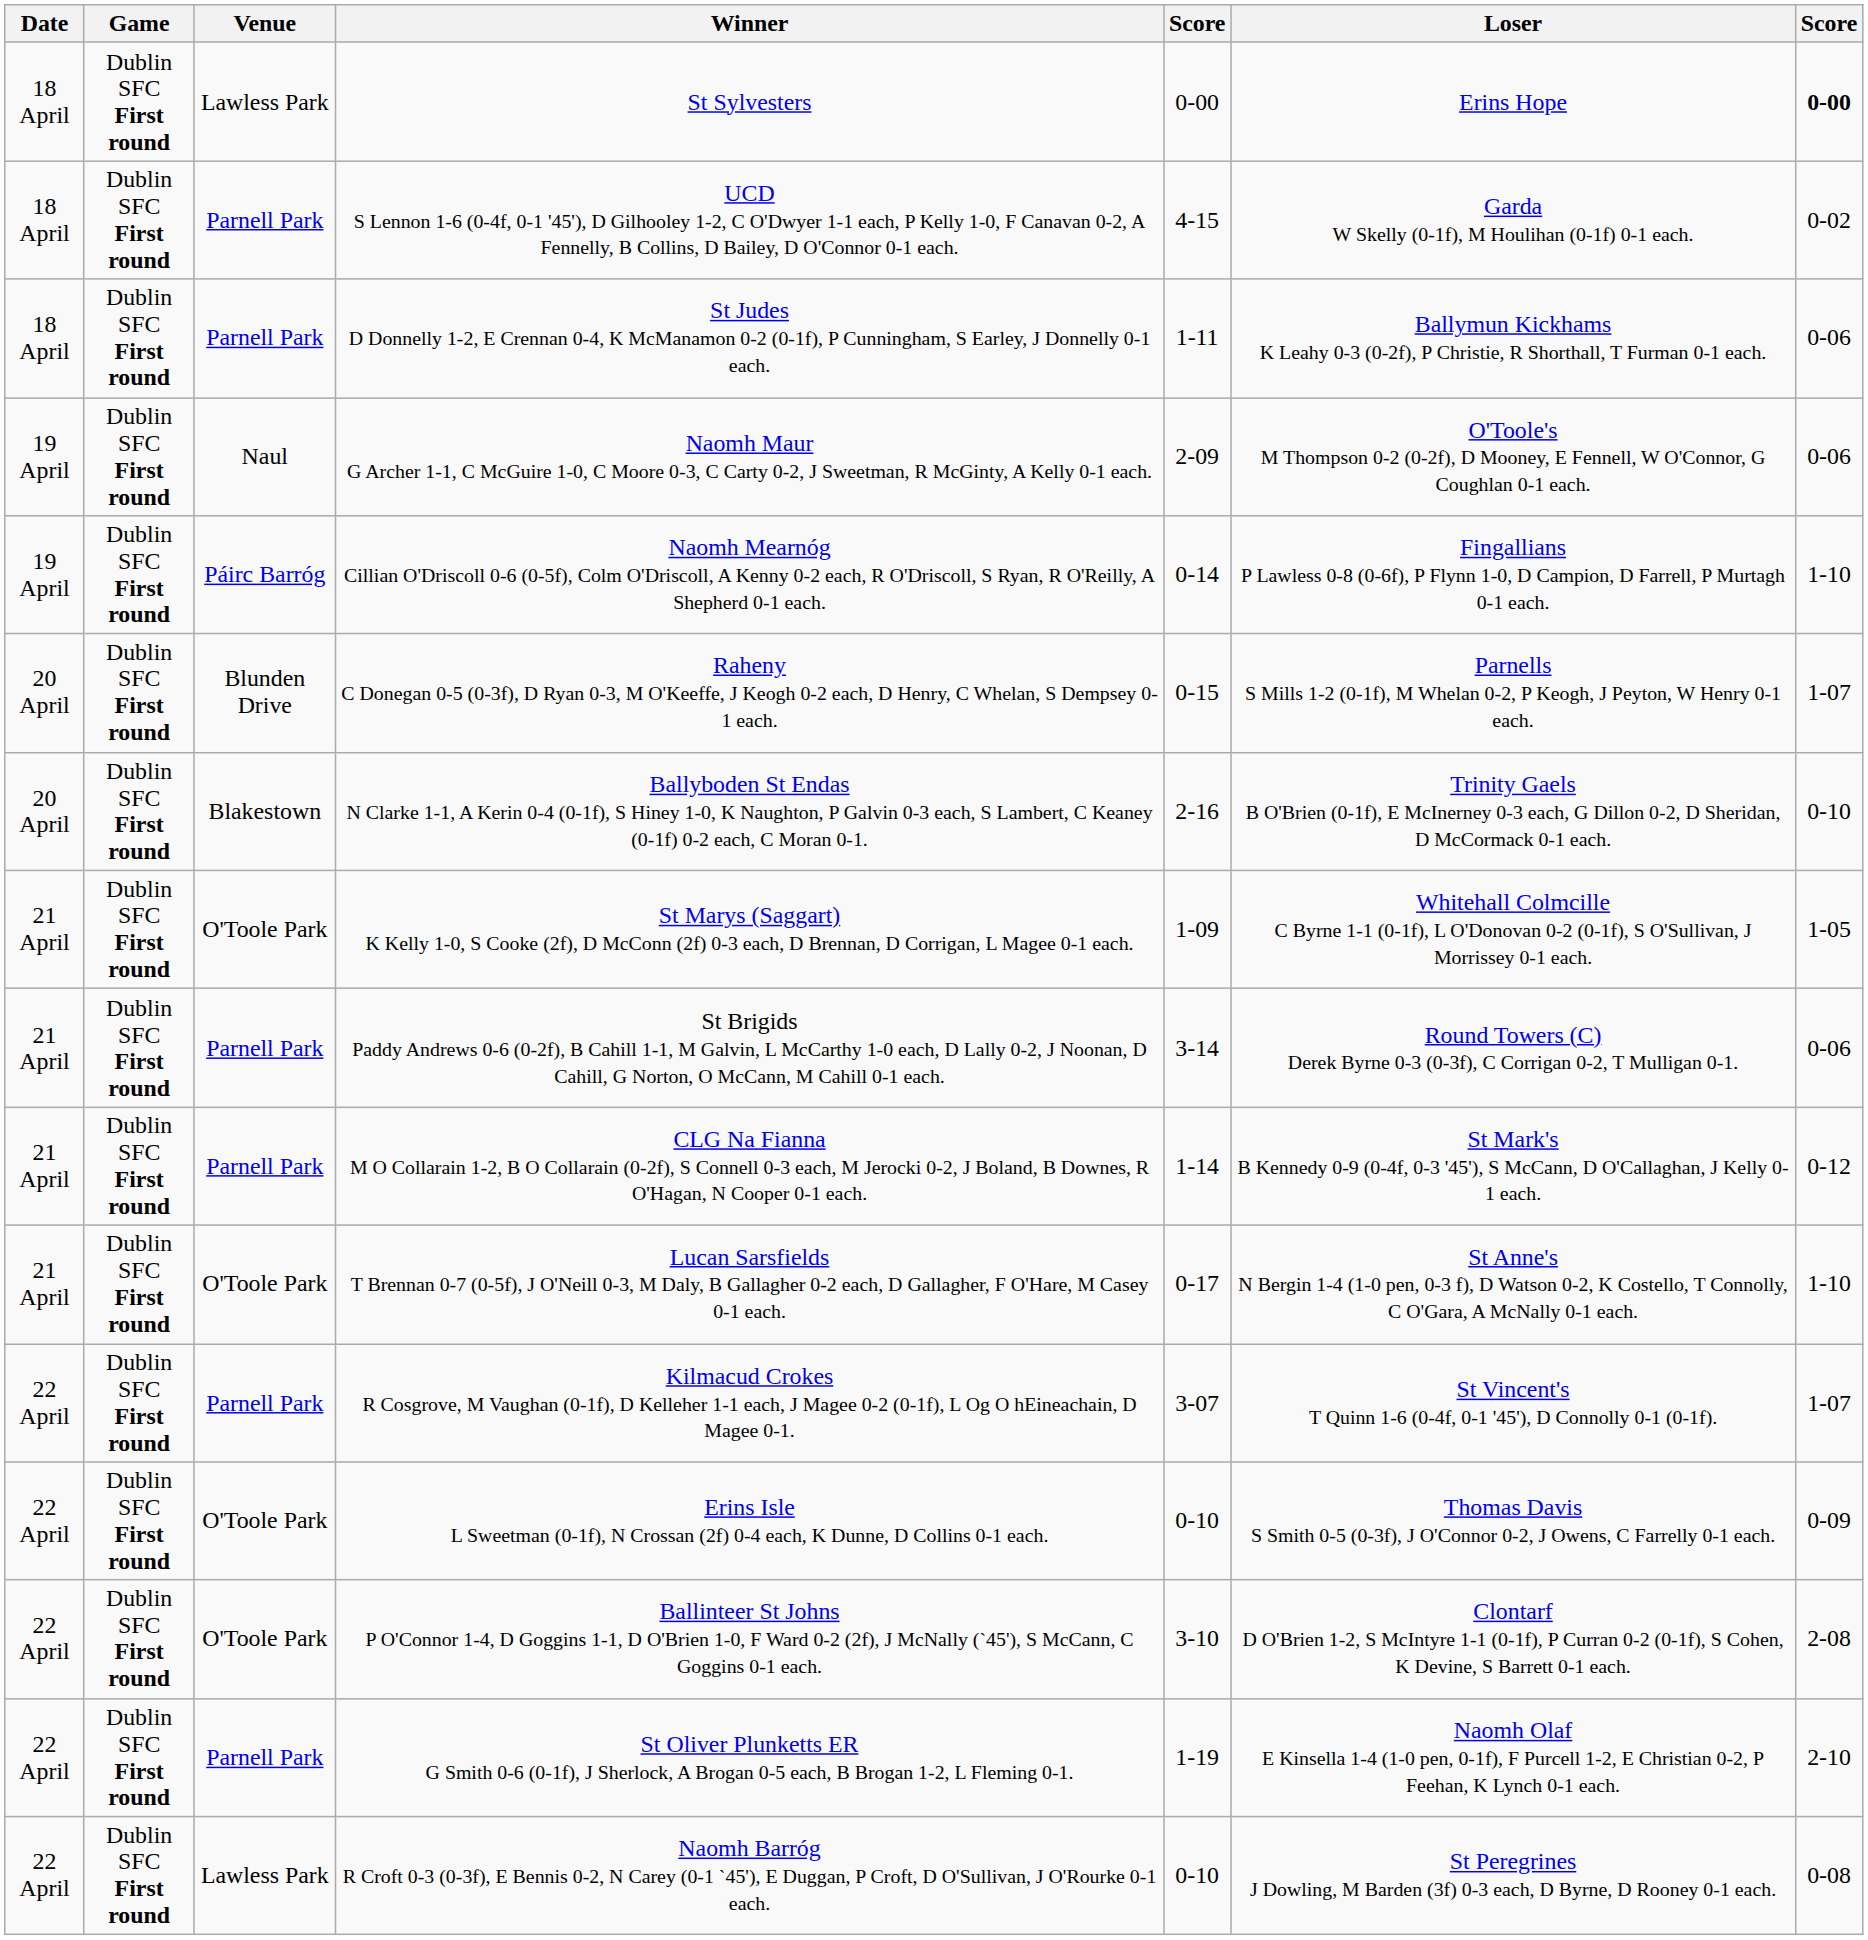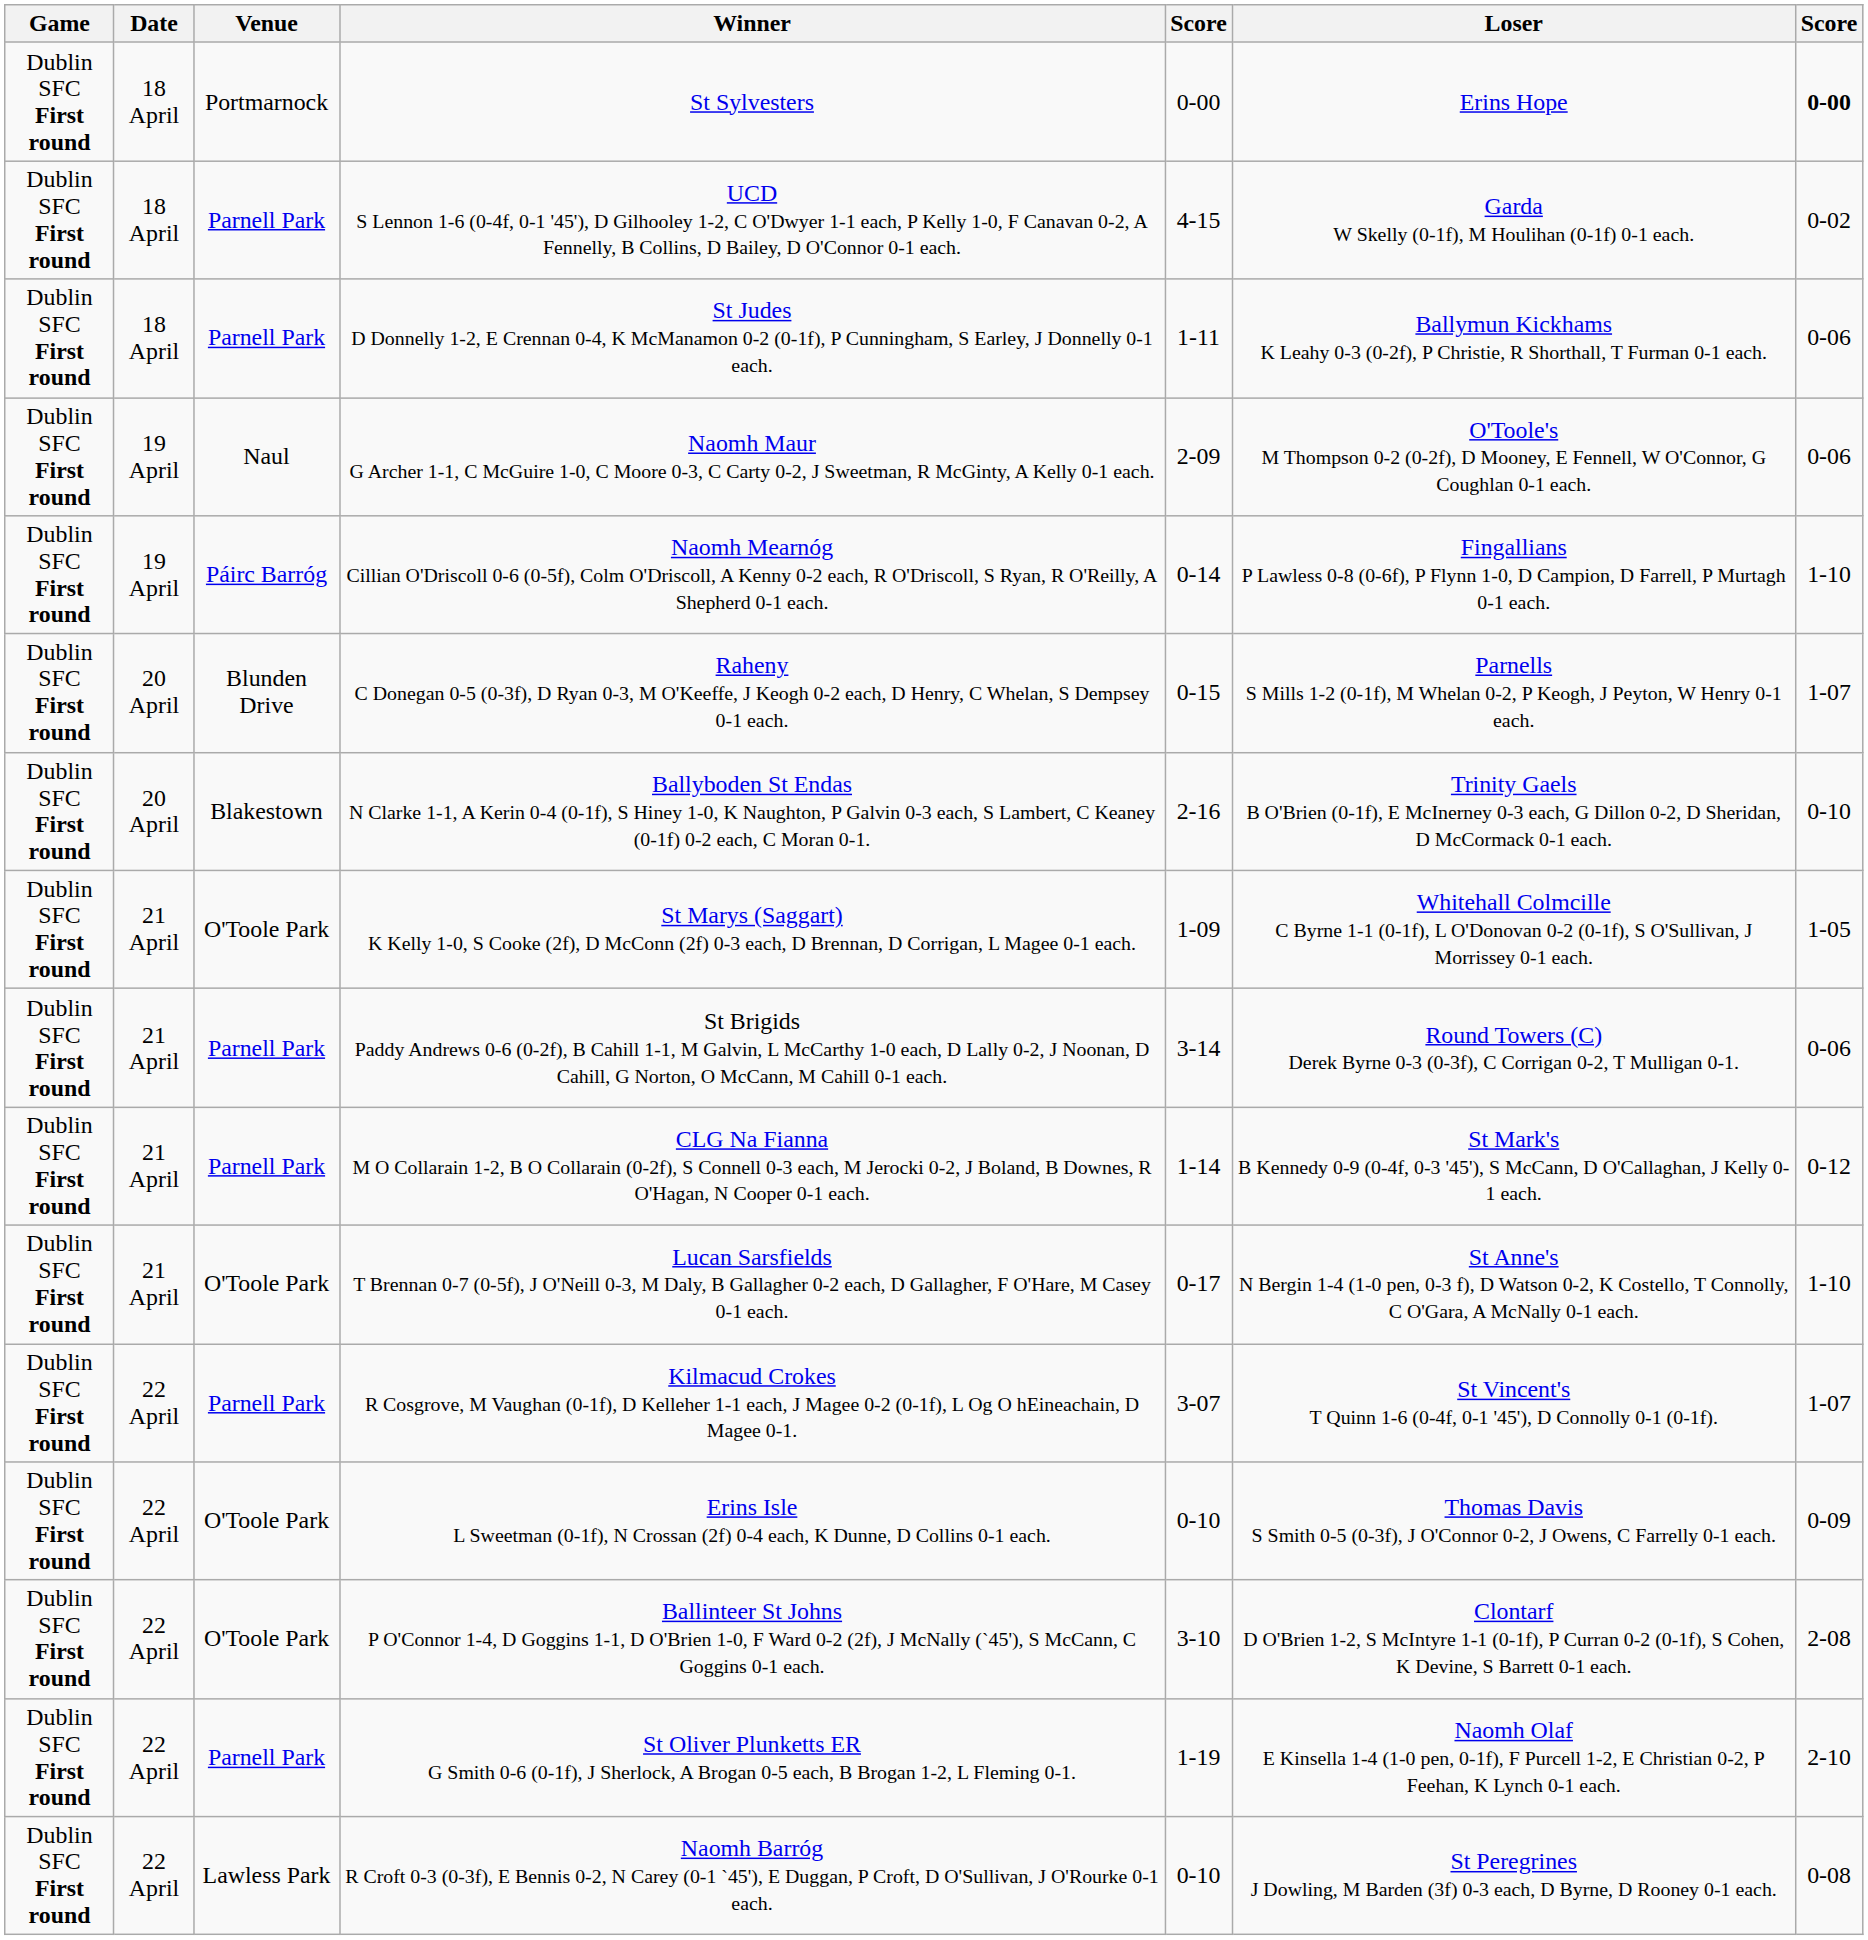columns swapped: (139, 23) <-> (45, 23)
(265, 101) Lawless Park -> (266, 101) Portmarnock
